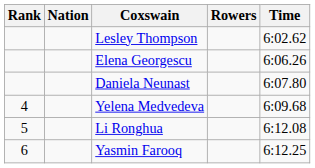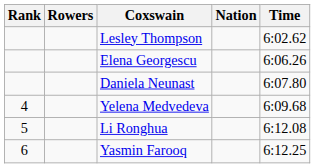columns swapped: (234, 15) <-> (68, 15)
